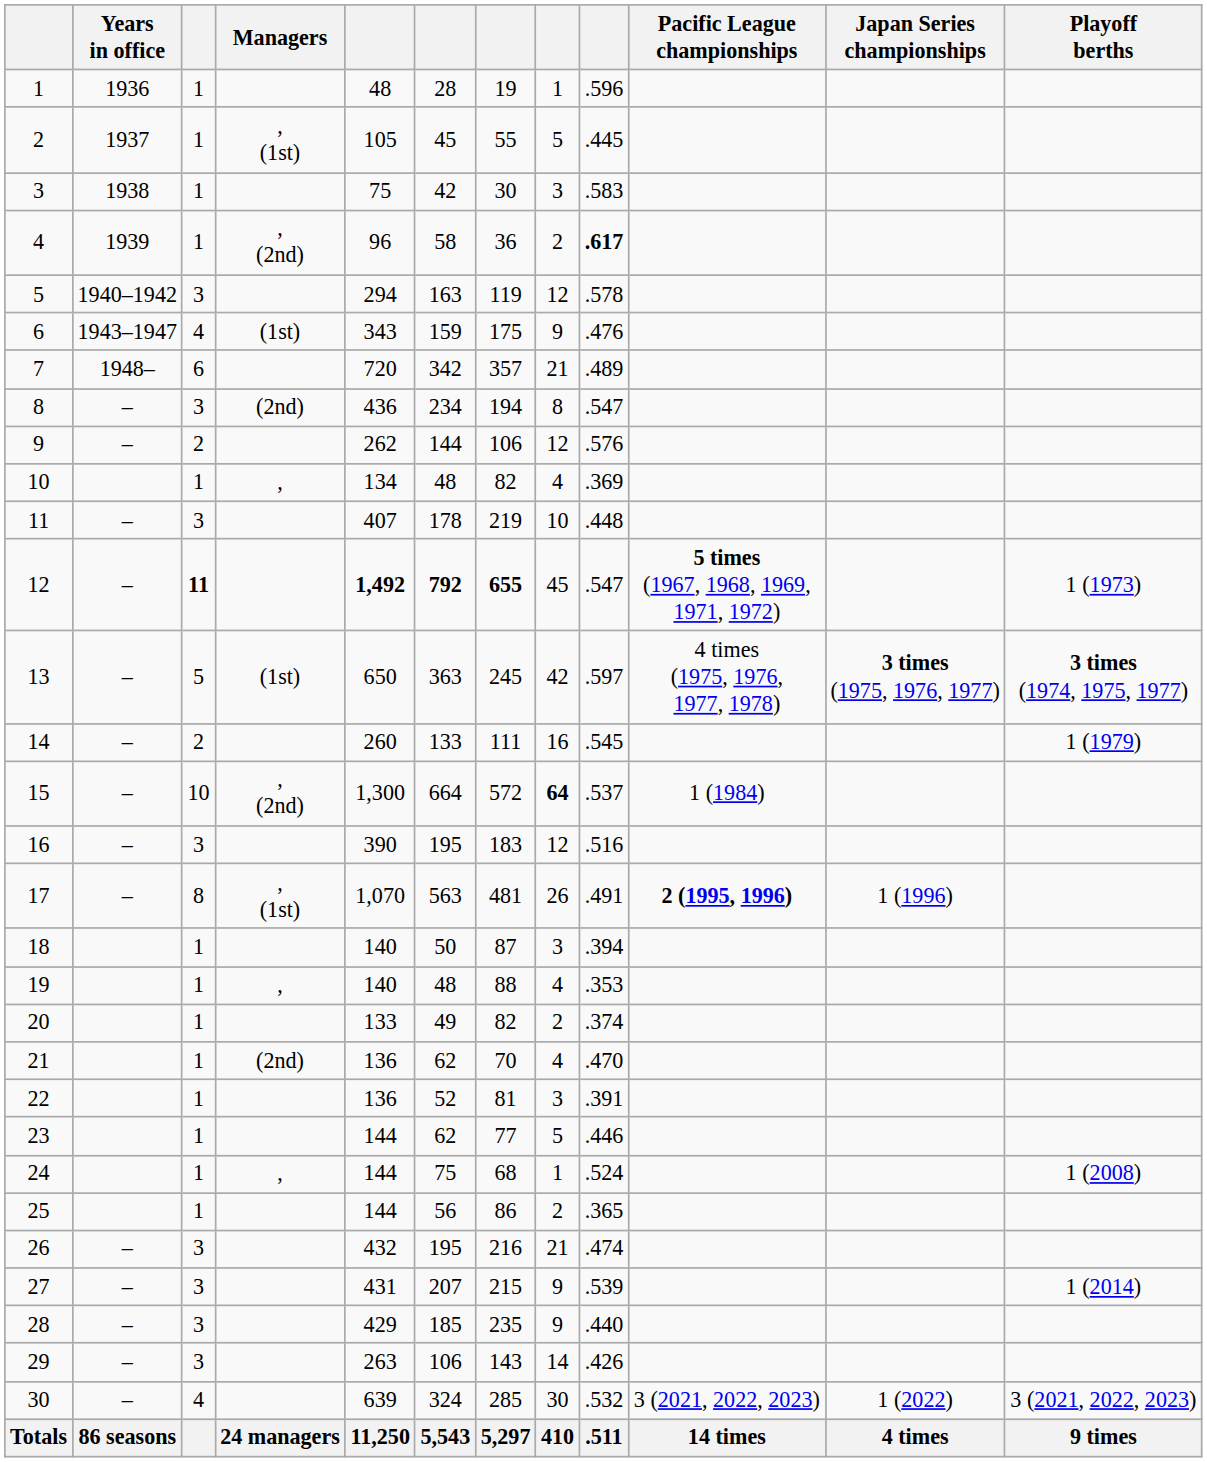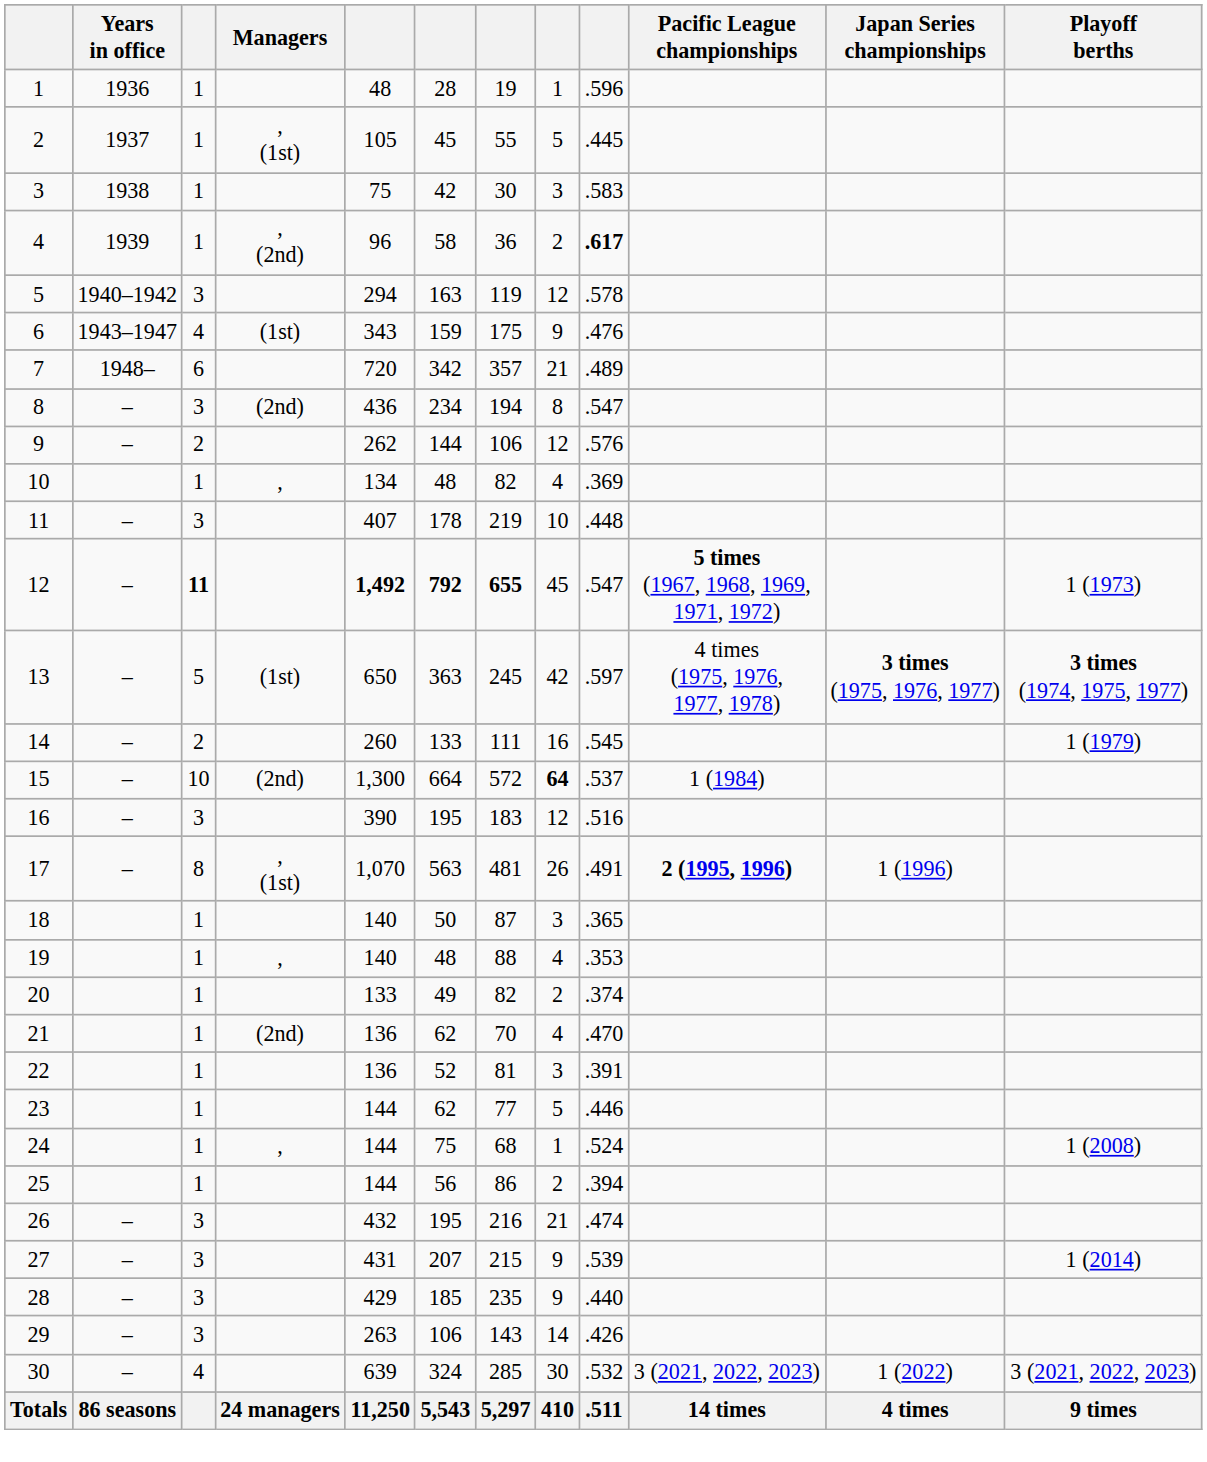(280, 793) , (2nd) -> (280, 779) (2nd)
(604, 947) .394 -> (604, 919) .365
(604, 1211) .365 -> (604, 1183) .394
